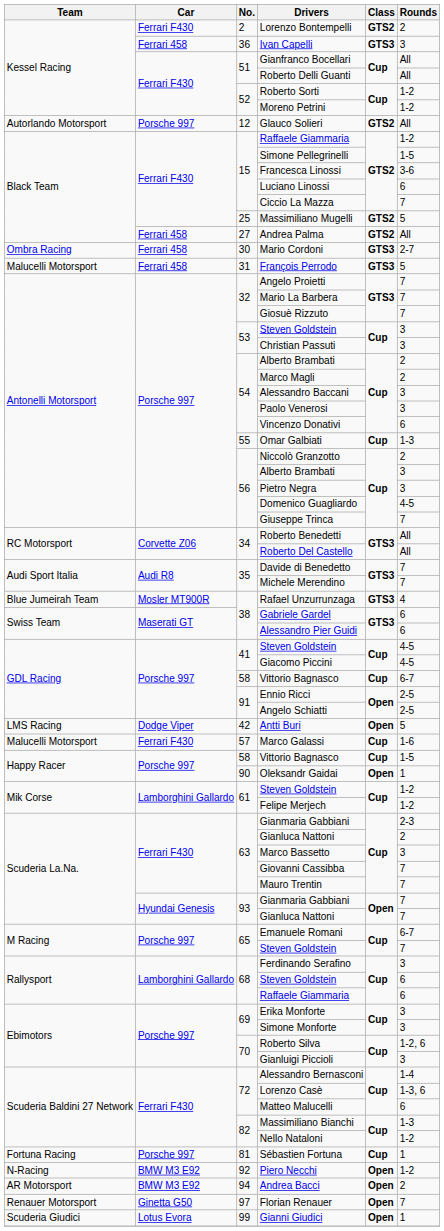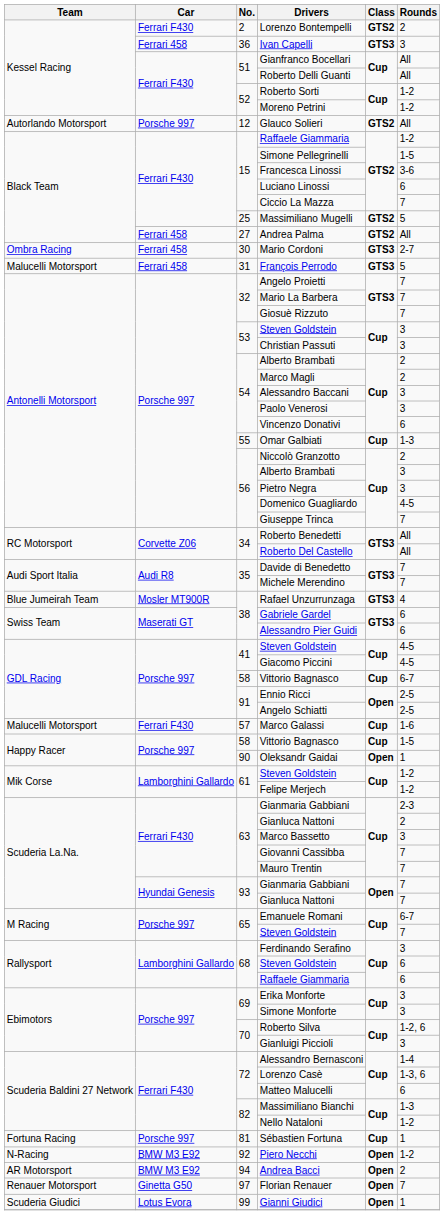- row: (244, 726)
